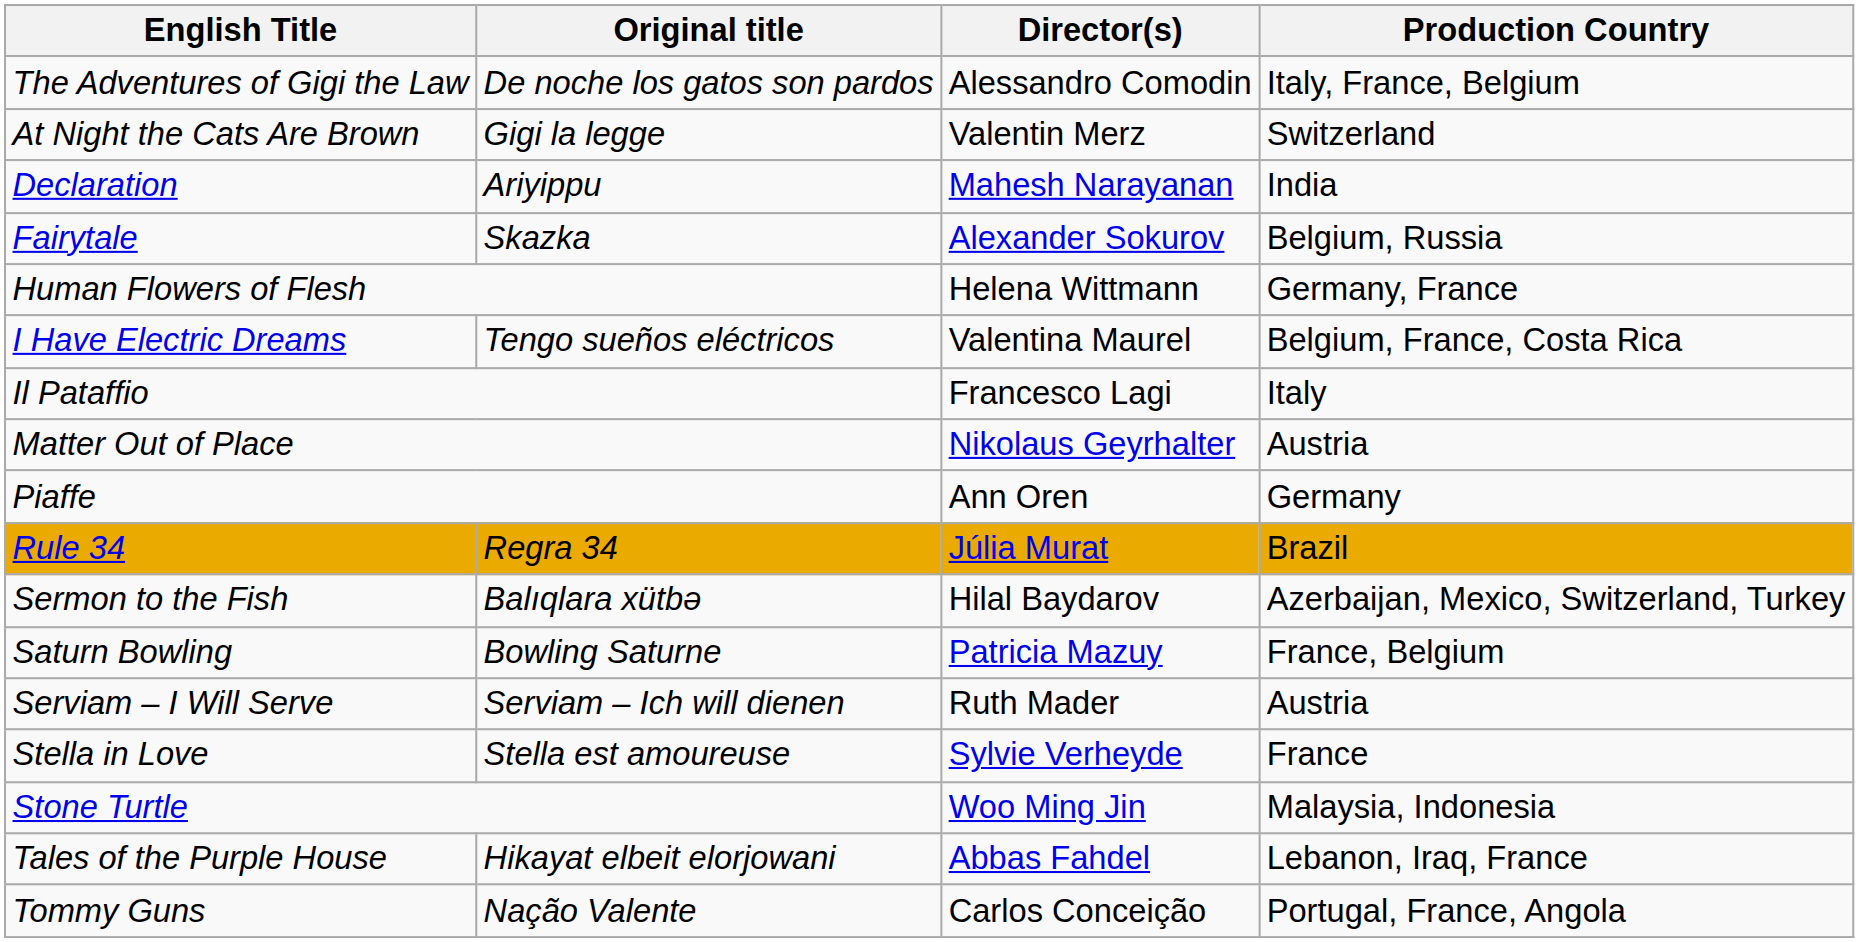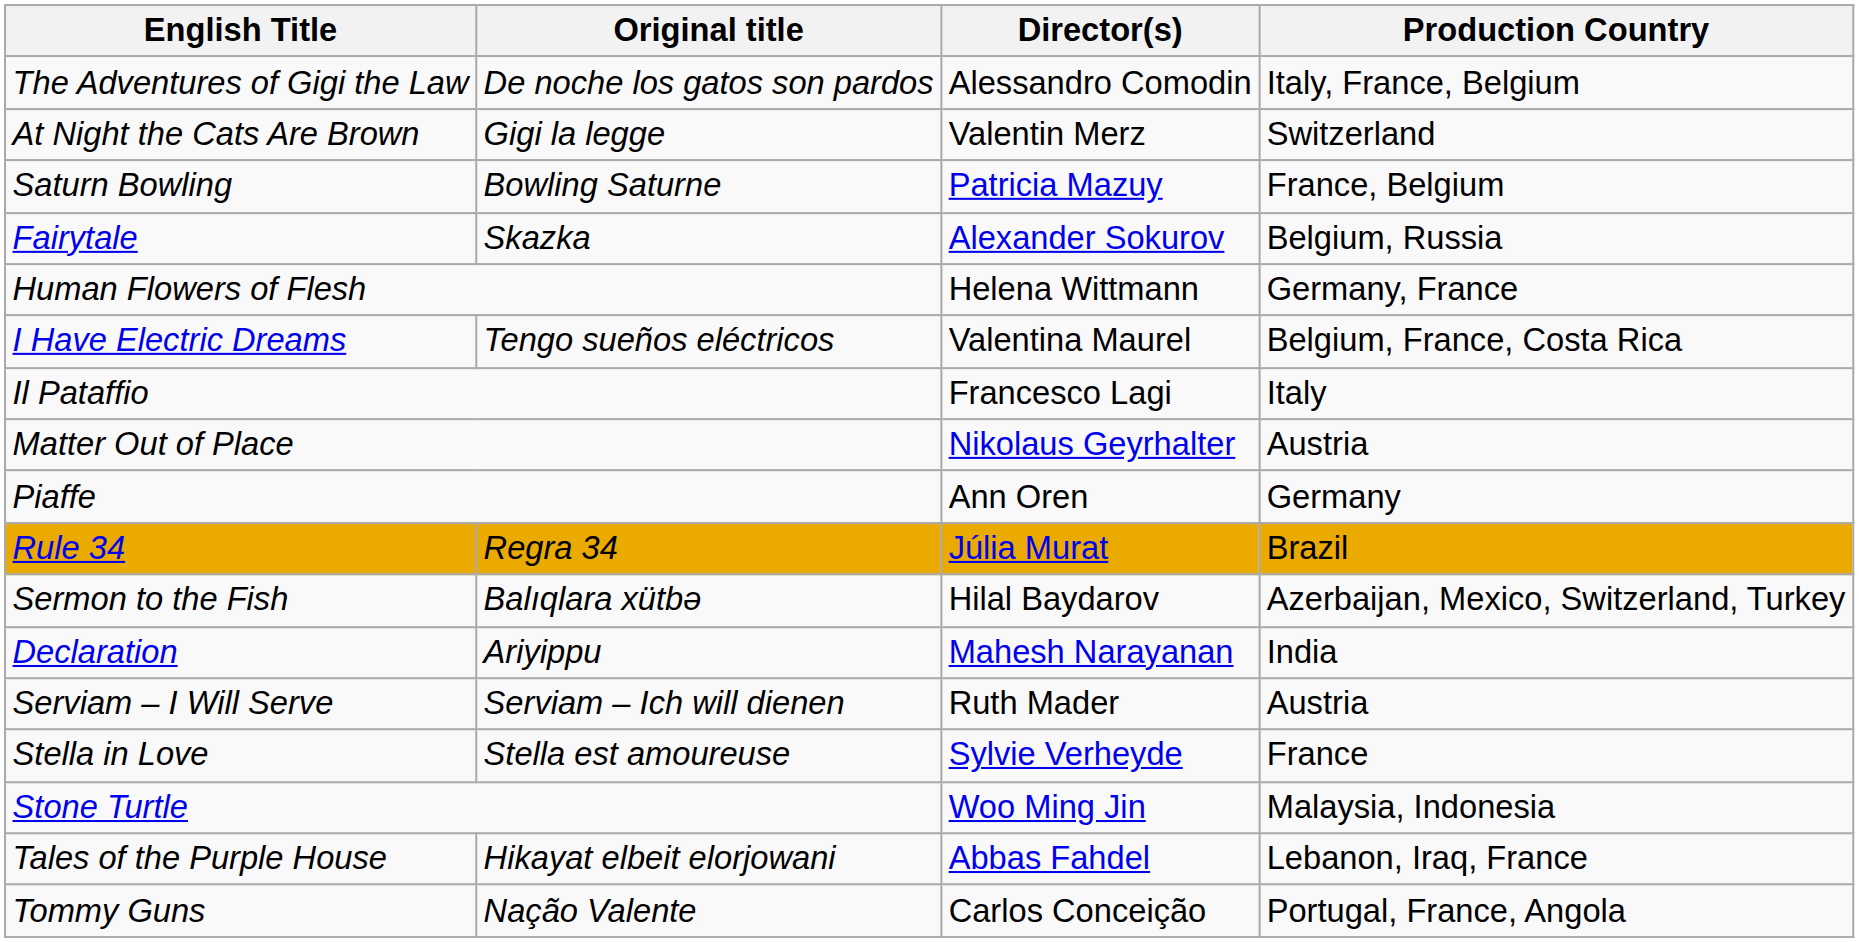rows swapped: (95, 185) <-> (122, 651)
